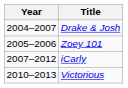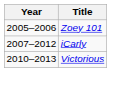- row: (91, 28)
